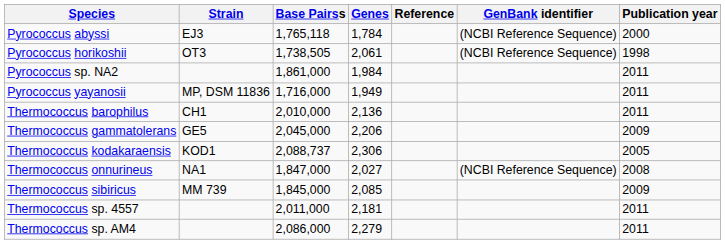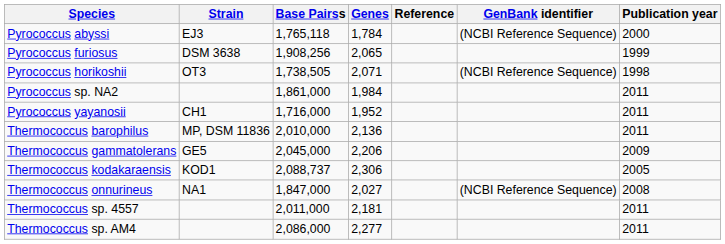+ row: (62, 53)
(367, 53) 2,061 -> (367, 72) 2,071
(226, 92) MP, DSM 11836 -> (194, 111) CH1
(367, 92) 1,949 -> (367, 111) 1,952
(194, 111) CH1 -> (226, 131) MP, DSM 11836
- row: (72, 190)
(367, 229) 2,279 -> (367, 229) 2,277
